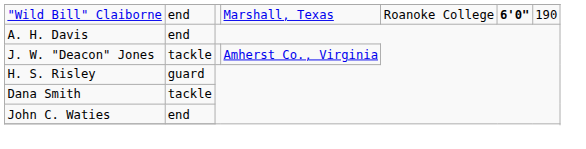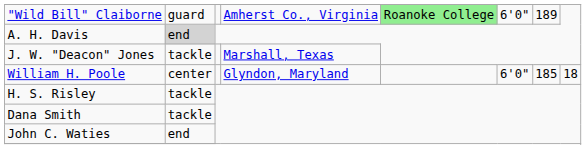(179, 14) end -> (186, 14) guard
(279, 14) Marshall, Texas -> (301, 14) Amherst Co., Virginia
(439, 14) no background -> (439, 14) lightgreen background
(515, 14) bold -> (515, 14) normal
(546, 14) 190 -> (546, 14) 189
(179, 34) no background -> (179, 34) lightgrey background
(301, 54) Amherst Co., Virginia -> (279, 54) Marshall, Texas
+ row: (66, 74)
(186, 74) guard -> (190, 94) tackle
